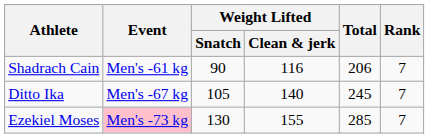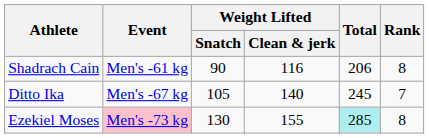(402, 69) 7 -> (402, 69) 8
(360, 120) no background -> (360, 120) paleturquoise background
(402, 120) 7 -> (402, 120) 8
